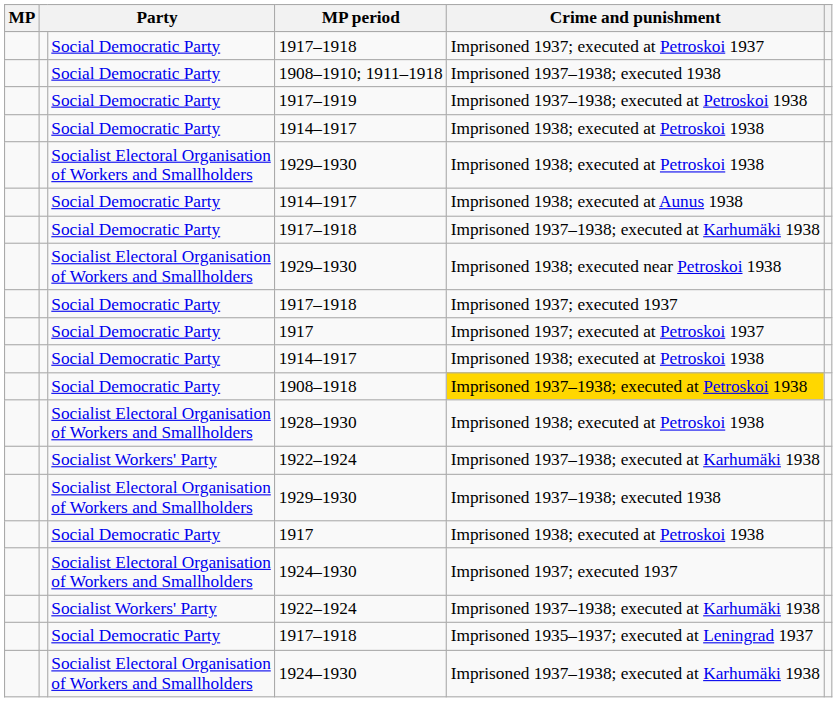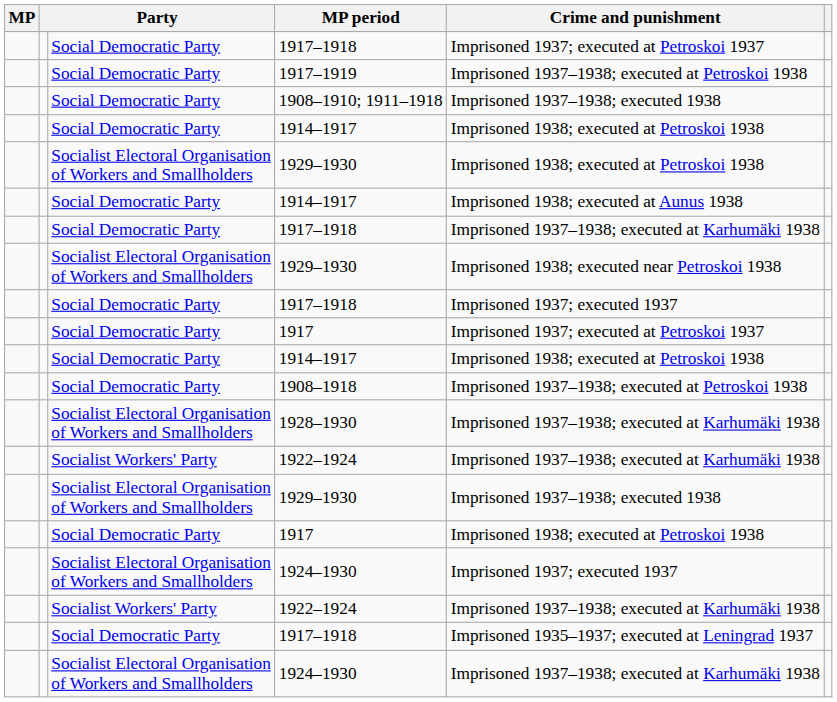rows swapped: (136, 73) <-> (136, 100)
(629, 385) gold background -> (629, 385) no background
(607, 423) Imprisoned 1938; executed at Petroskoi 1938 -> (635, 423) Imprisoned 1937–1938; executed at Karhumäki 1938
